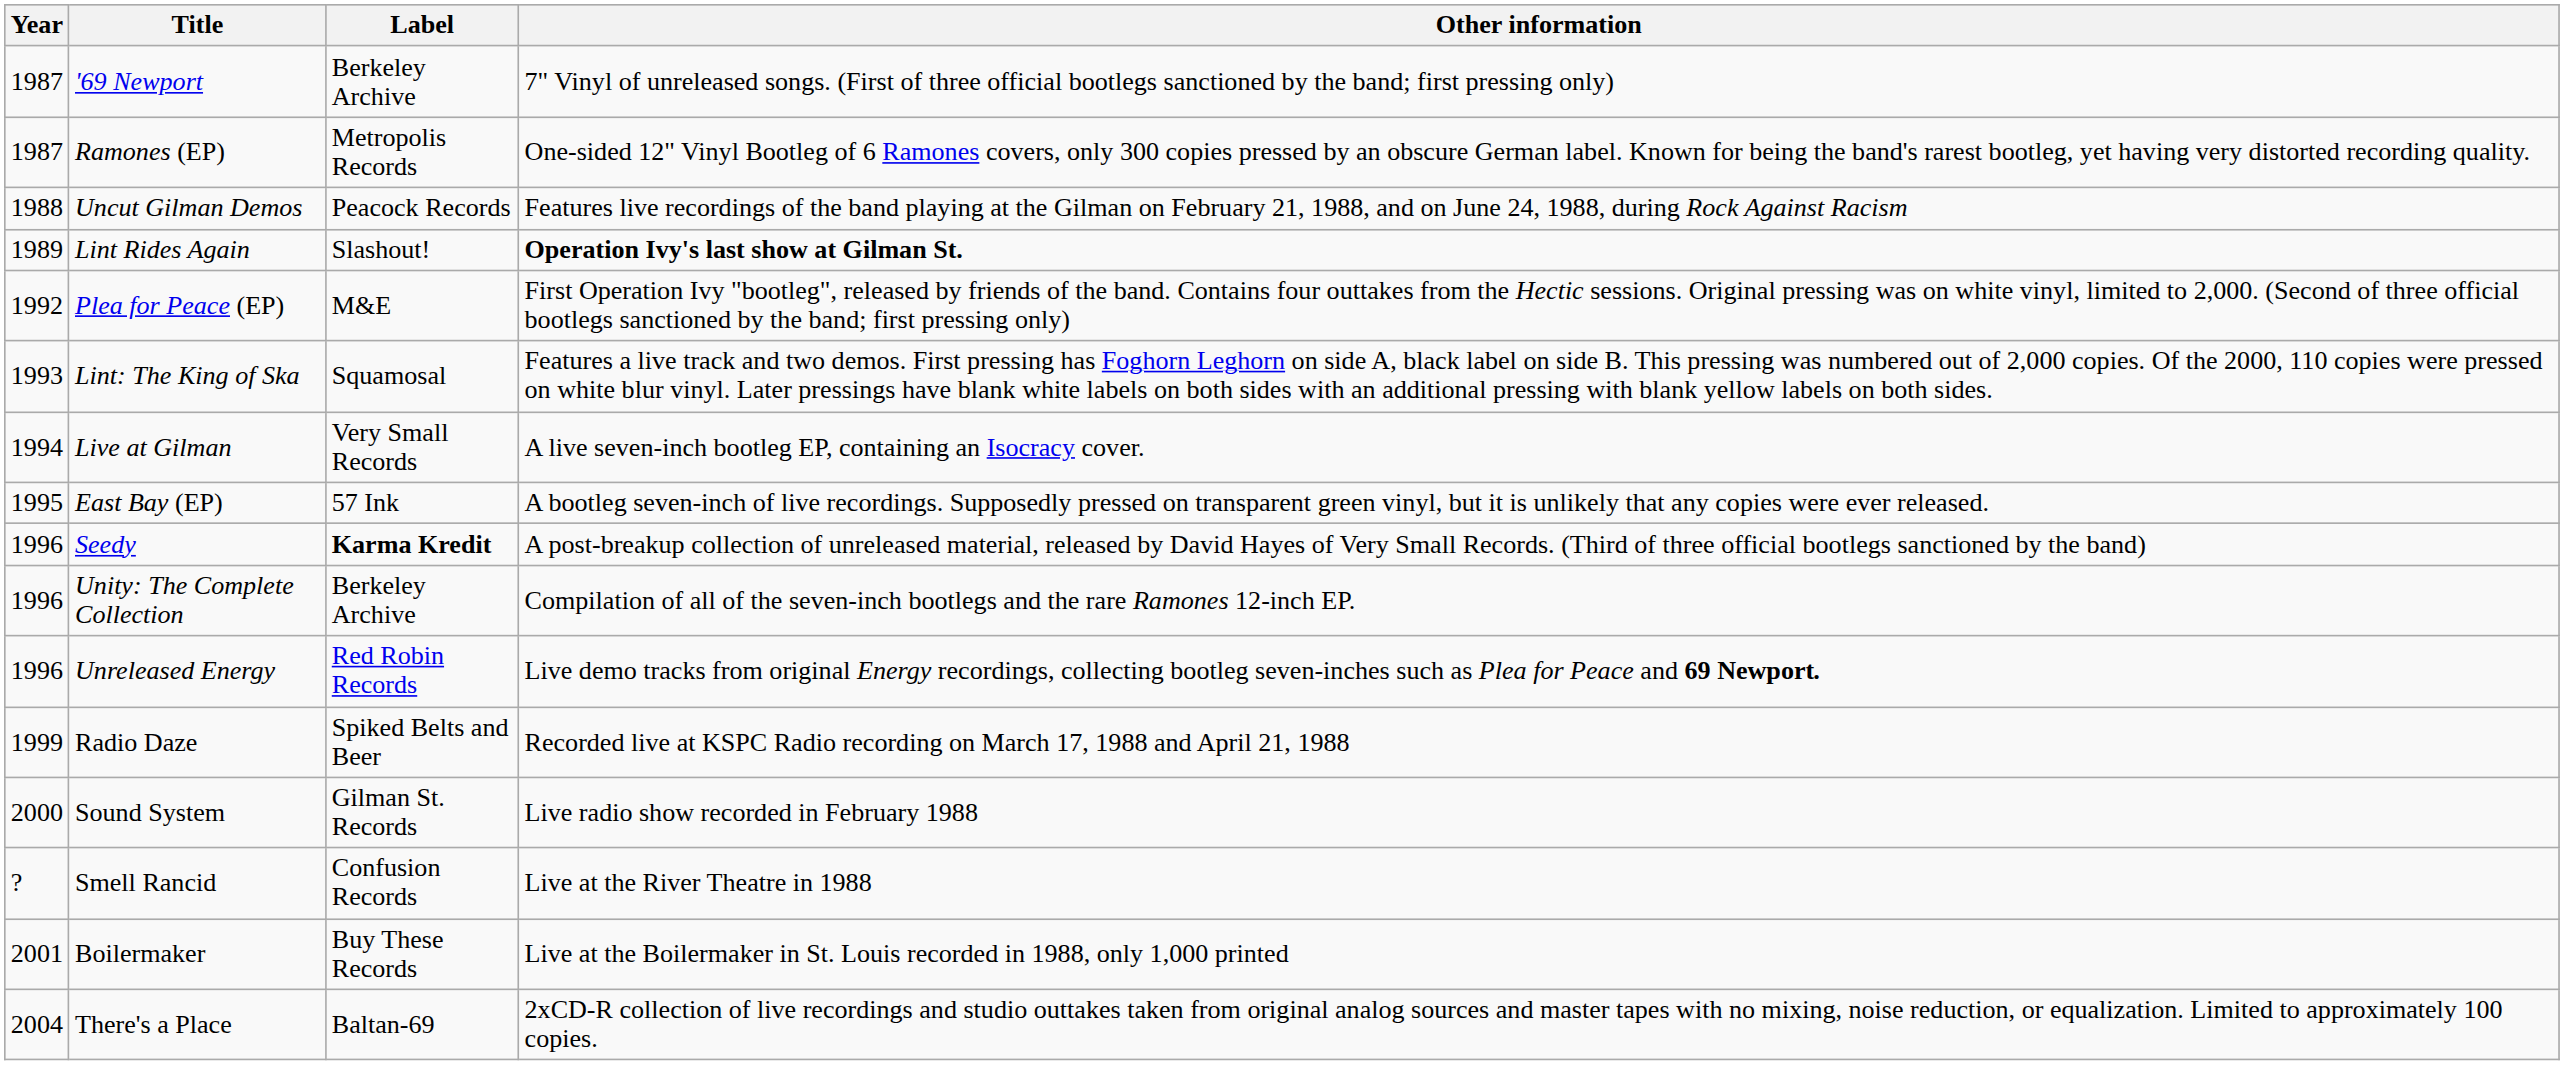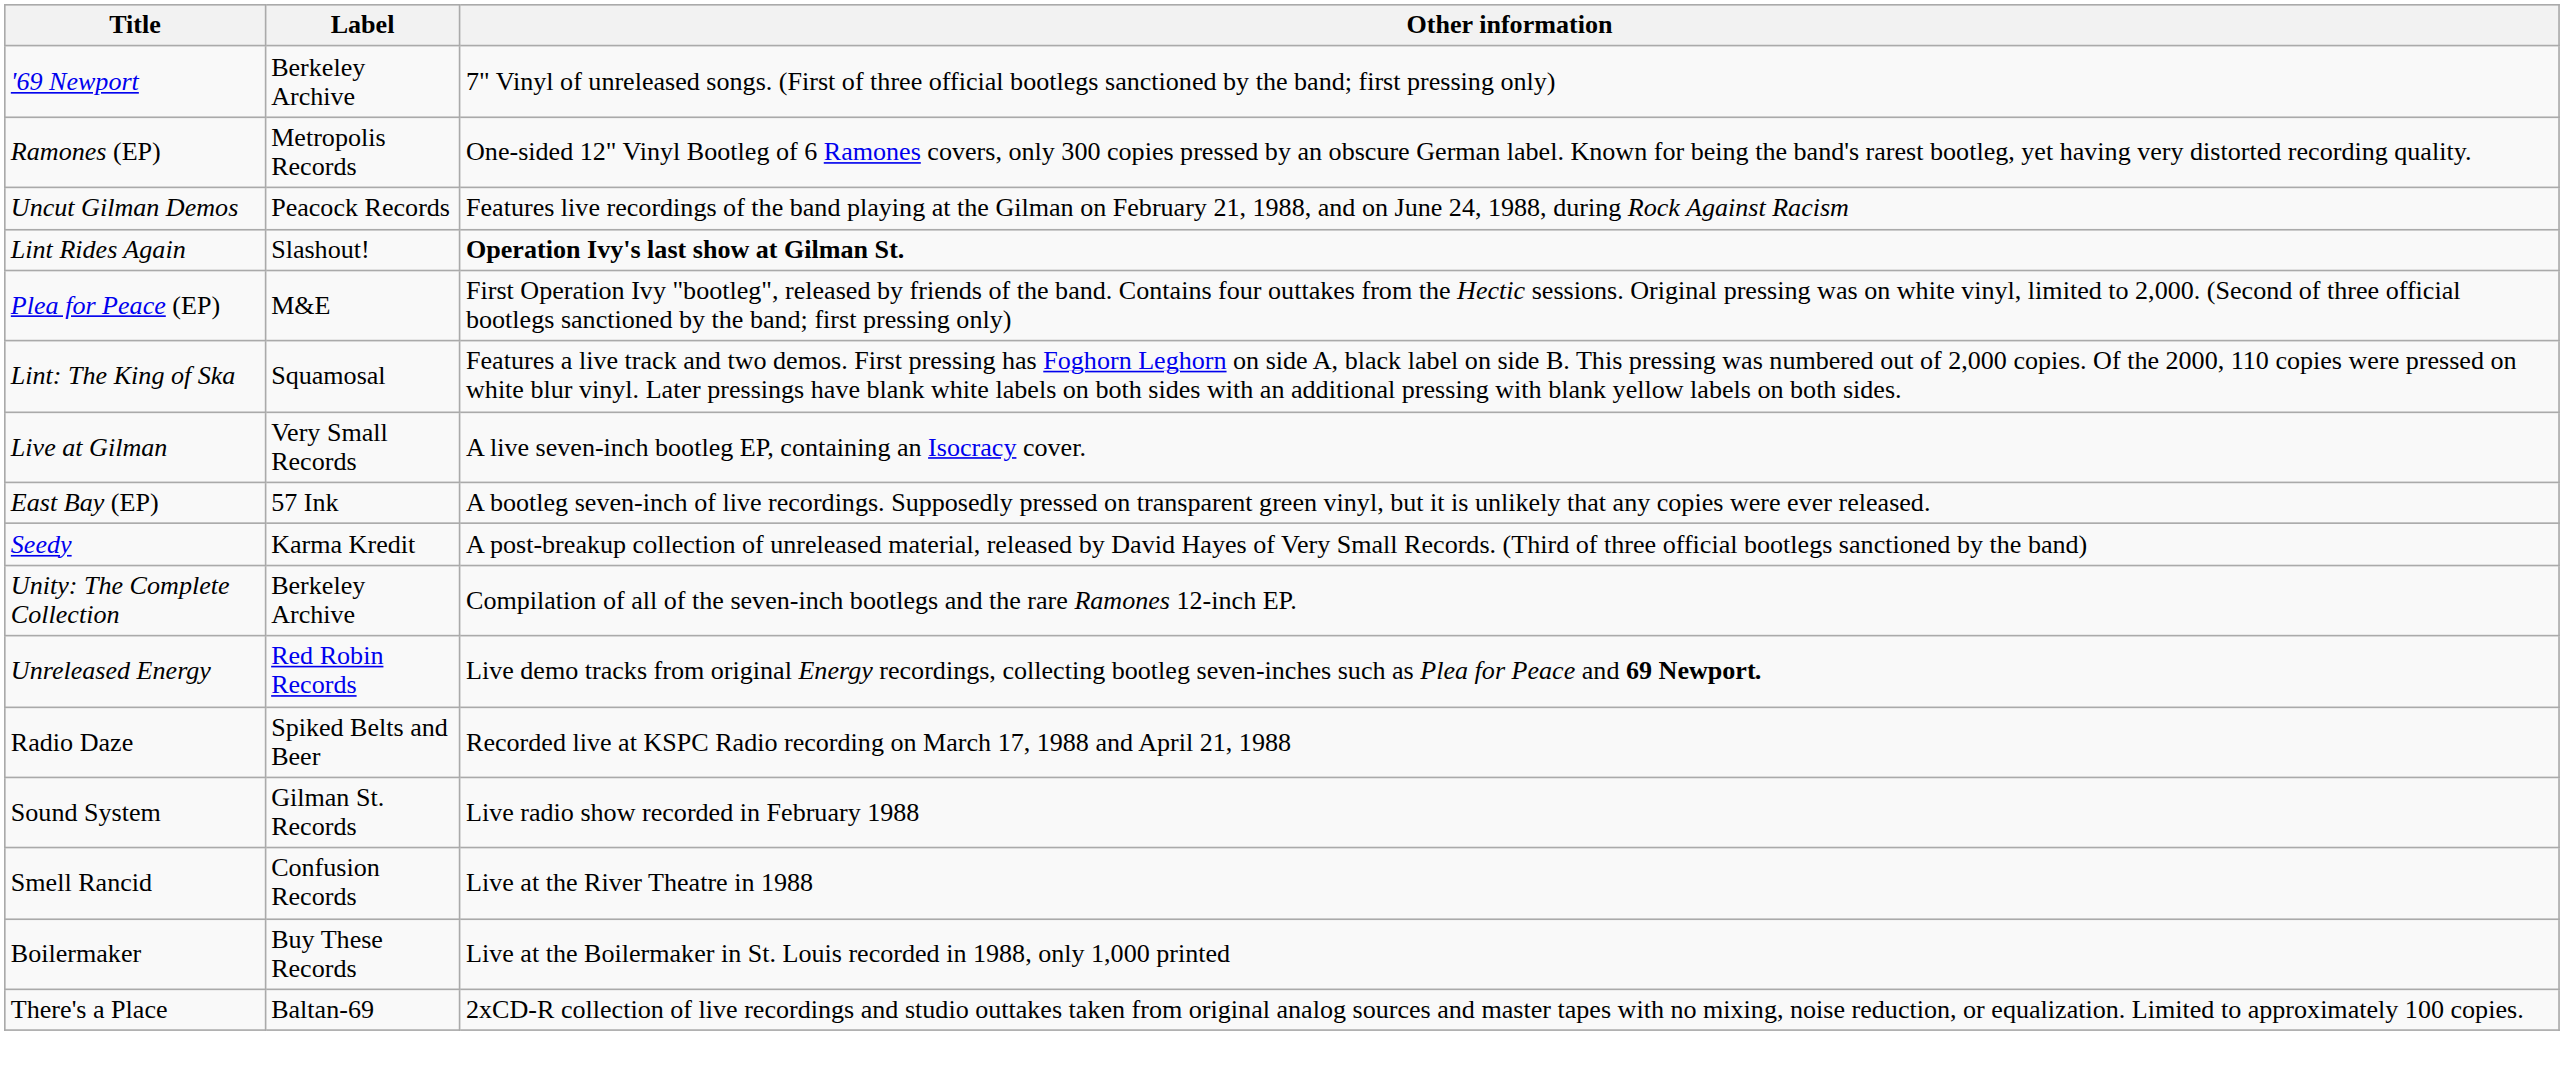- column: (37, 25)
(412, 544) bold -> (343, 544) normal
